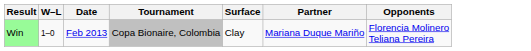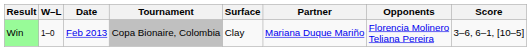+ column: (489, 12)
